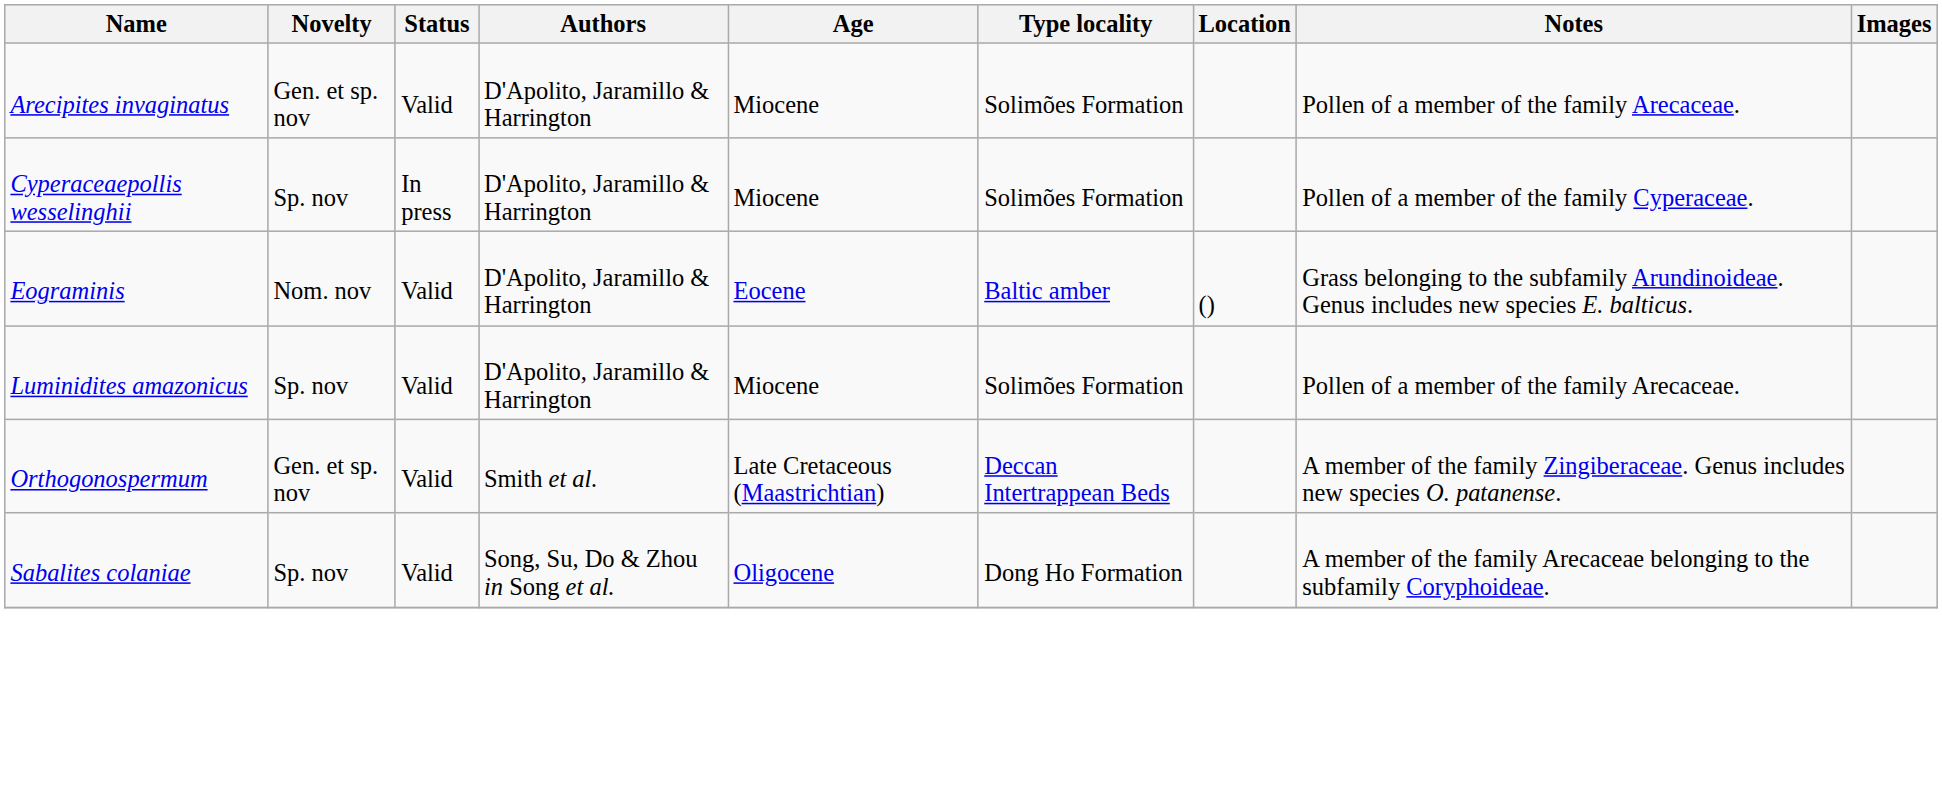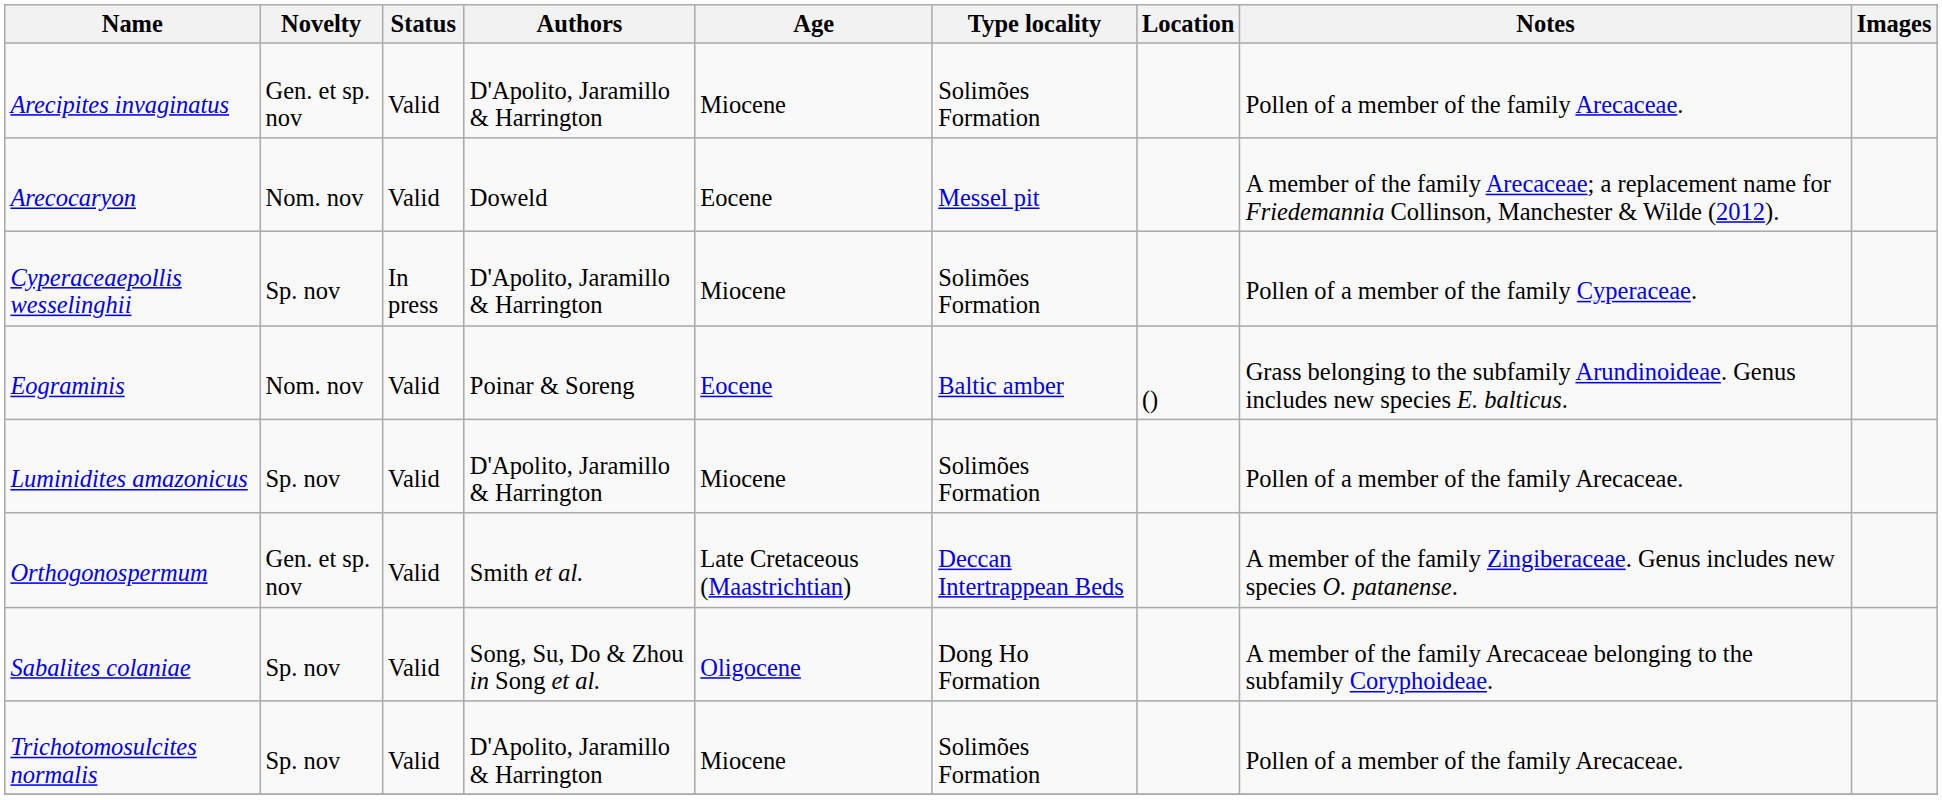+ row: (73, 197)
(597, 291) D'Apolito, Jaramillo & Harrington -> (552, 385) Poinar & Soreng
+ row: (104, 761)
